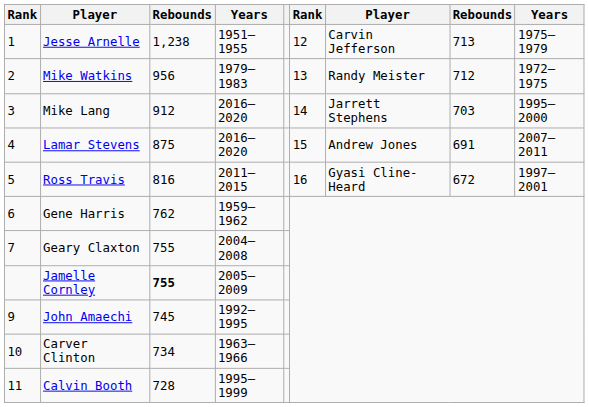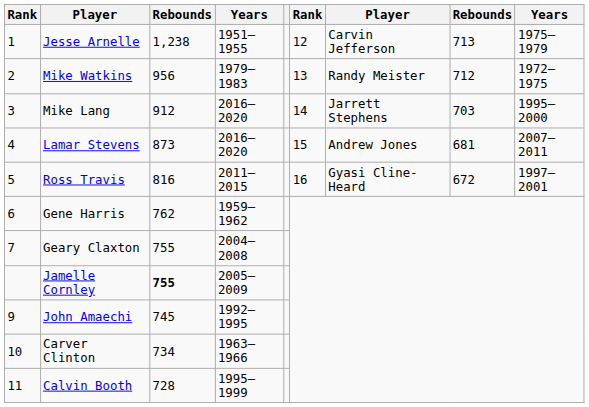(164, 145) 875 -> (164, 145) 873
(464, 145) 691 -> (464, 145) 681
